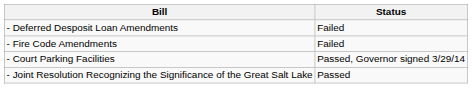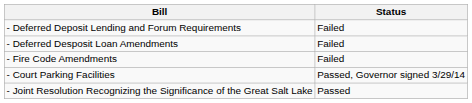+ row: (124, 28)
